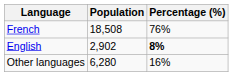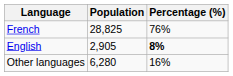(106, 29) 18,508 -> (106, 29) 28,825
(103, 46) 2,902 -> (103, 46) 2,905
